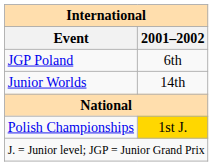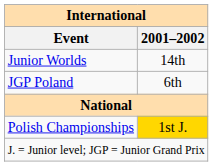rows swapped: (47, 82) <-> (40, 60)
